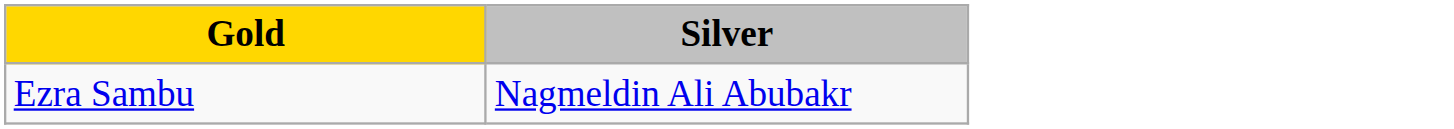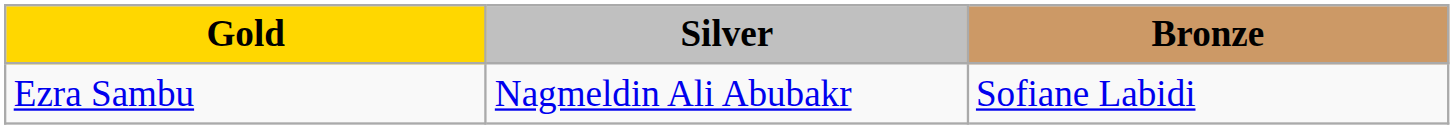+ column: (1208, 33)
